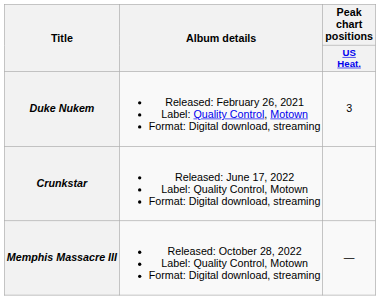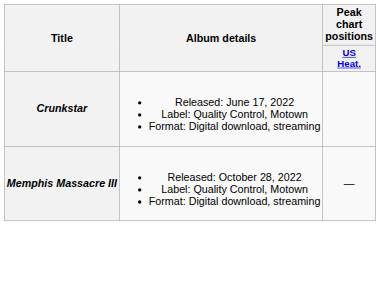- row: (62, 108)
